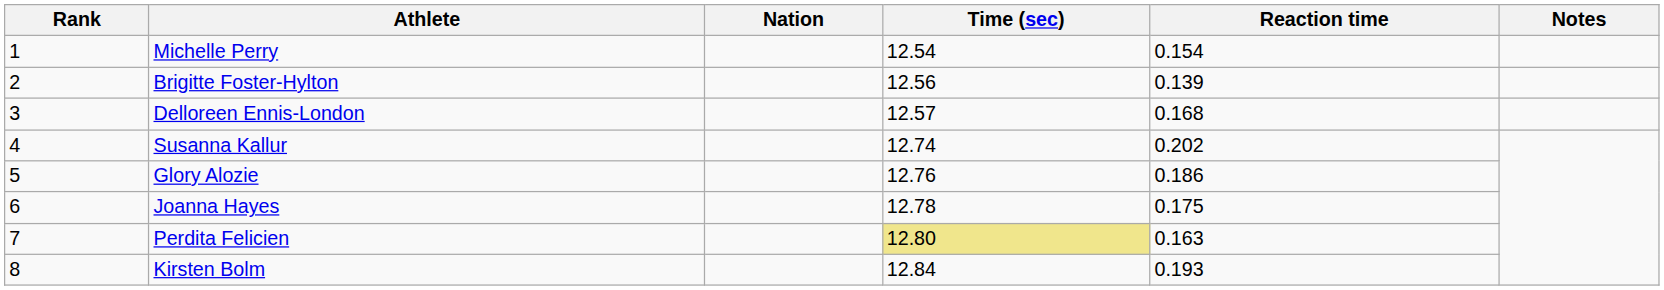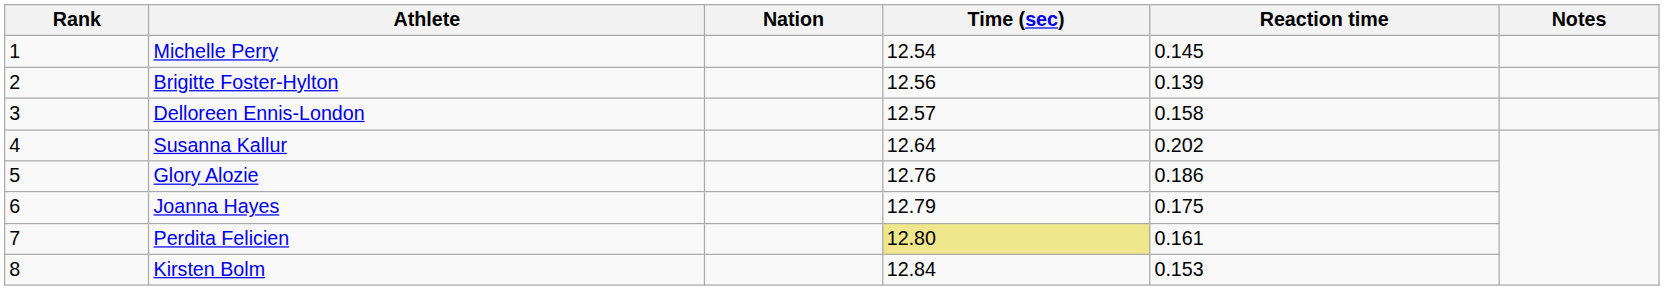(1179, 51) 0.154 -> (1179, 51) 0.145
(1179, 113) 0.168 -> (1179, 113) 0.158
(911, 144) 12.74 -> (911, 144) 12.64
(911, 207) 12.78 -> (911, 207) 12.79
(1179, 238) 0.163 -> (1179, 238) 0.161
(1179, 269) 0.193 -> (1179, 269) 0.153
